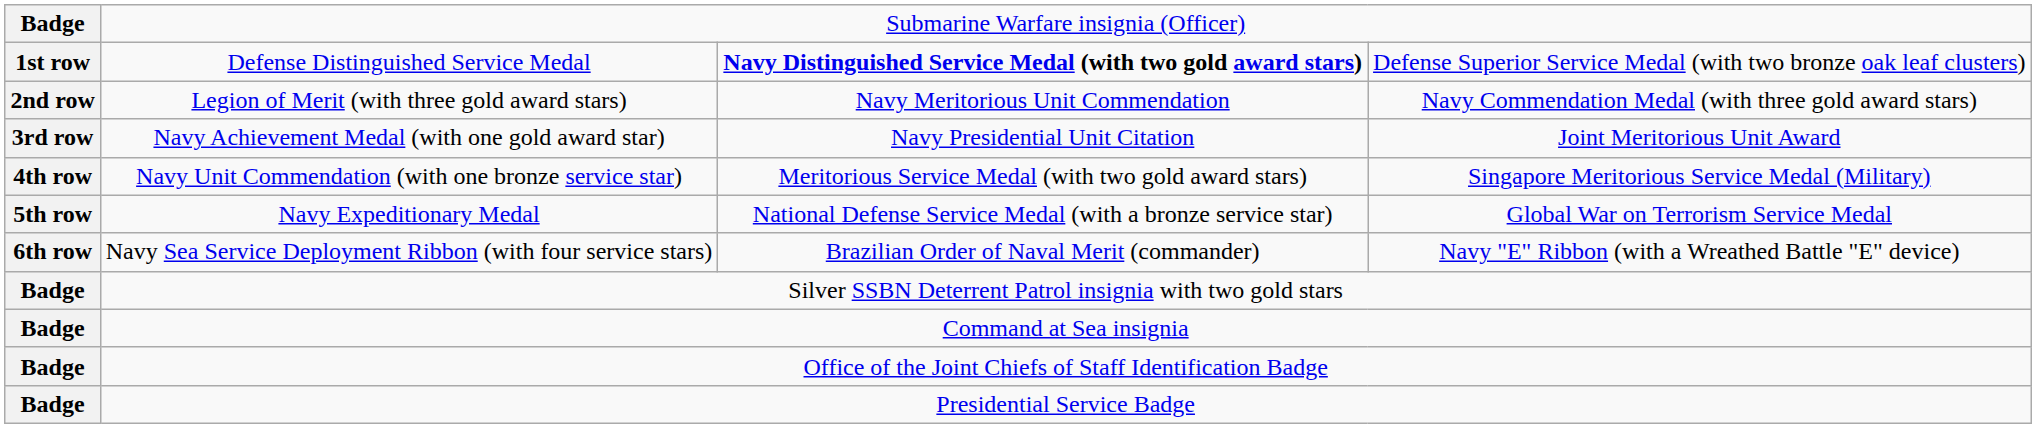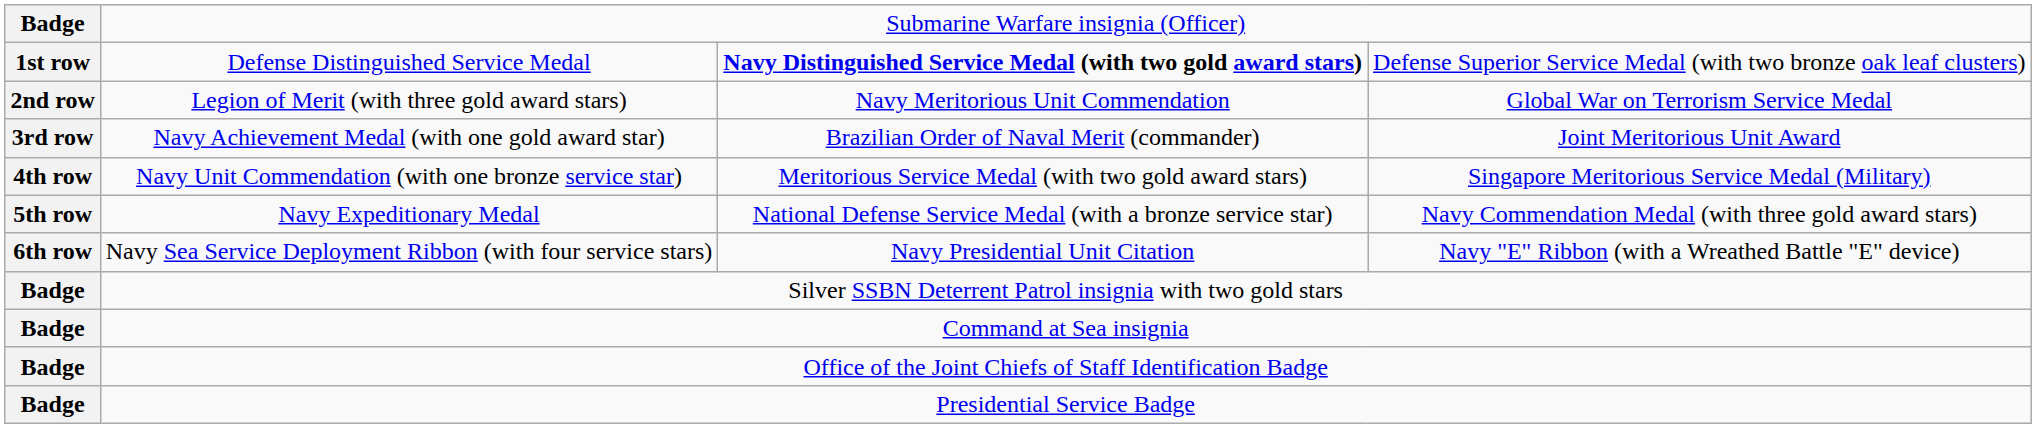(1699, 99) Navy Commendation Medal (with three gold award stars) -> (1699, 99) Global War on Terrorism Service Medal
(1043, 137) Navy Presidential Unit Citation -> (1043, 137) Brazilian Order of Naval Merit (commander)
(1699, 213) Global War on Terrorism Service Medal -> (1699, 213) Navy Commendation Medal (with three gold award stars)
(1043, 251) Brazilian Order of Naval Merit (commander) -> (1043, 251) Navy Presidential Unit Citation
